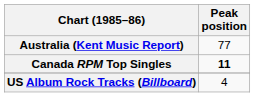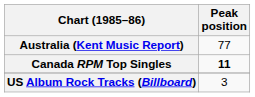(224, 82) 4 -> (224, 82) 3
